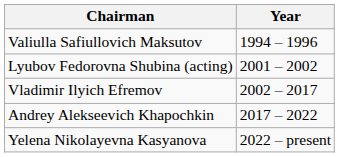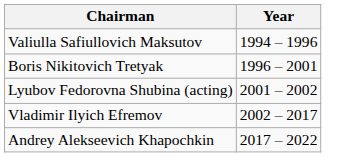+ row: (86, 66)
- row: (107, 139)
